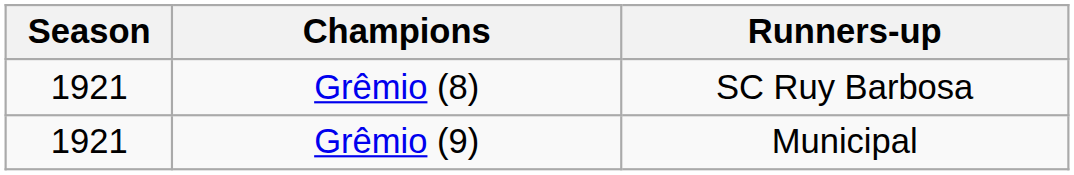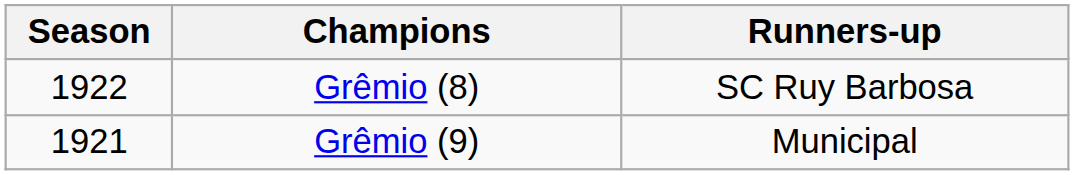(89, 86) 1921 -> (89, 86) 1922
